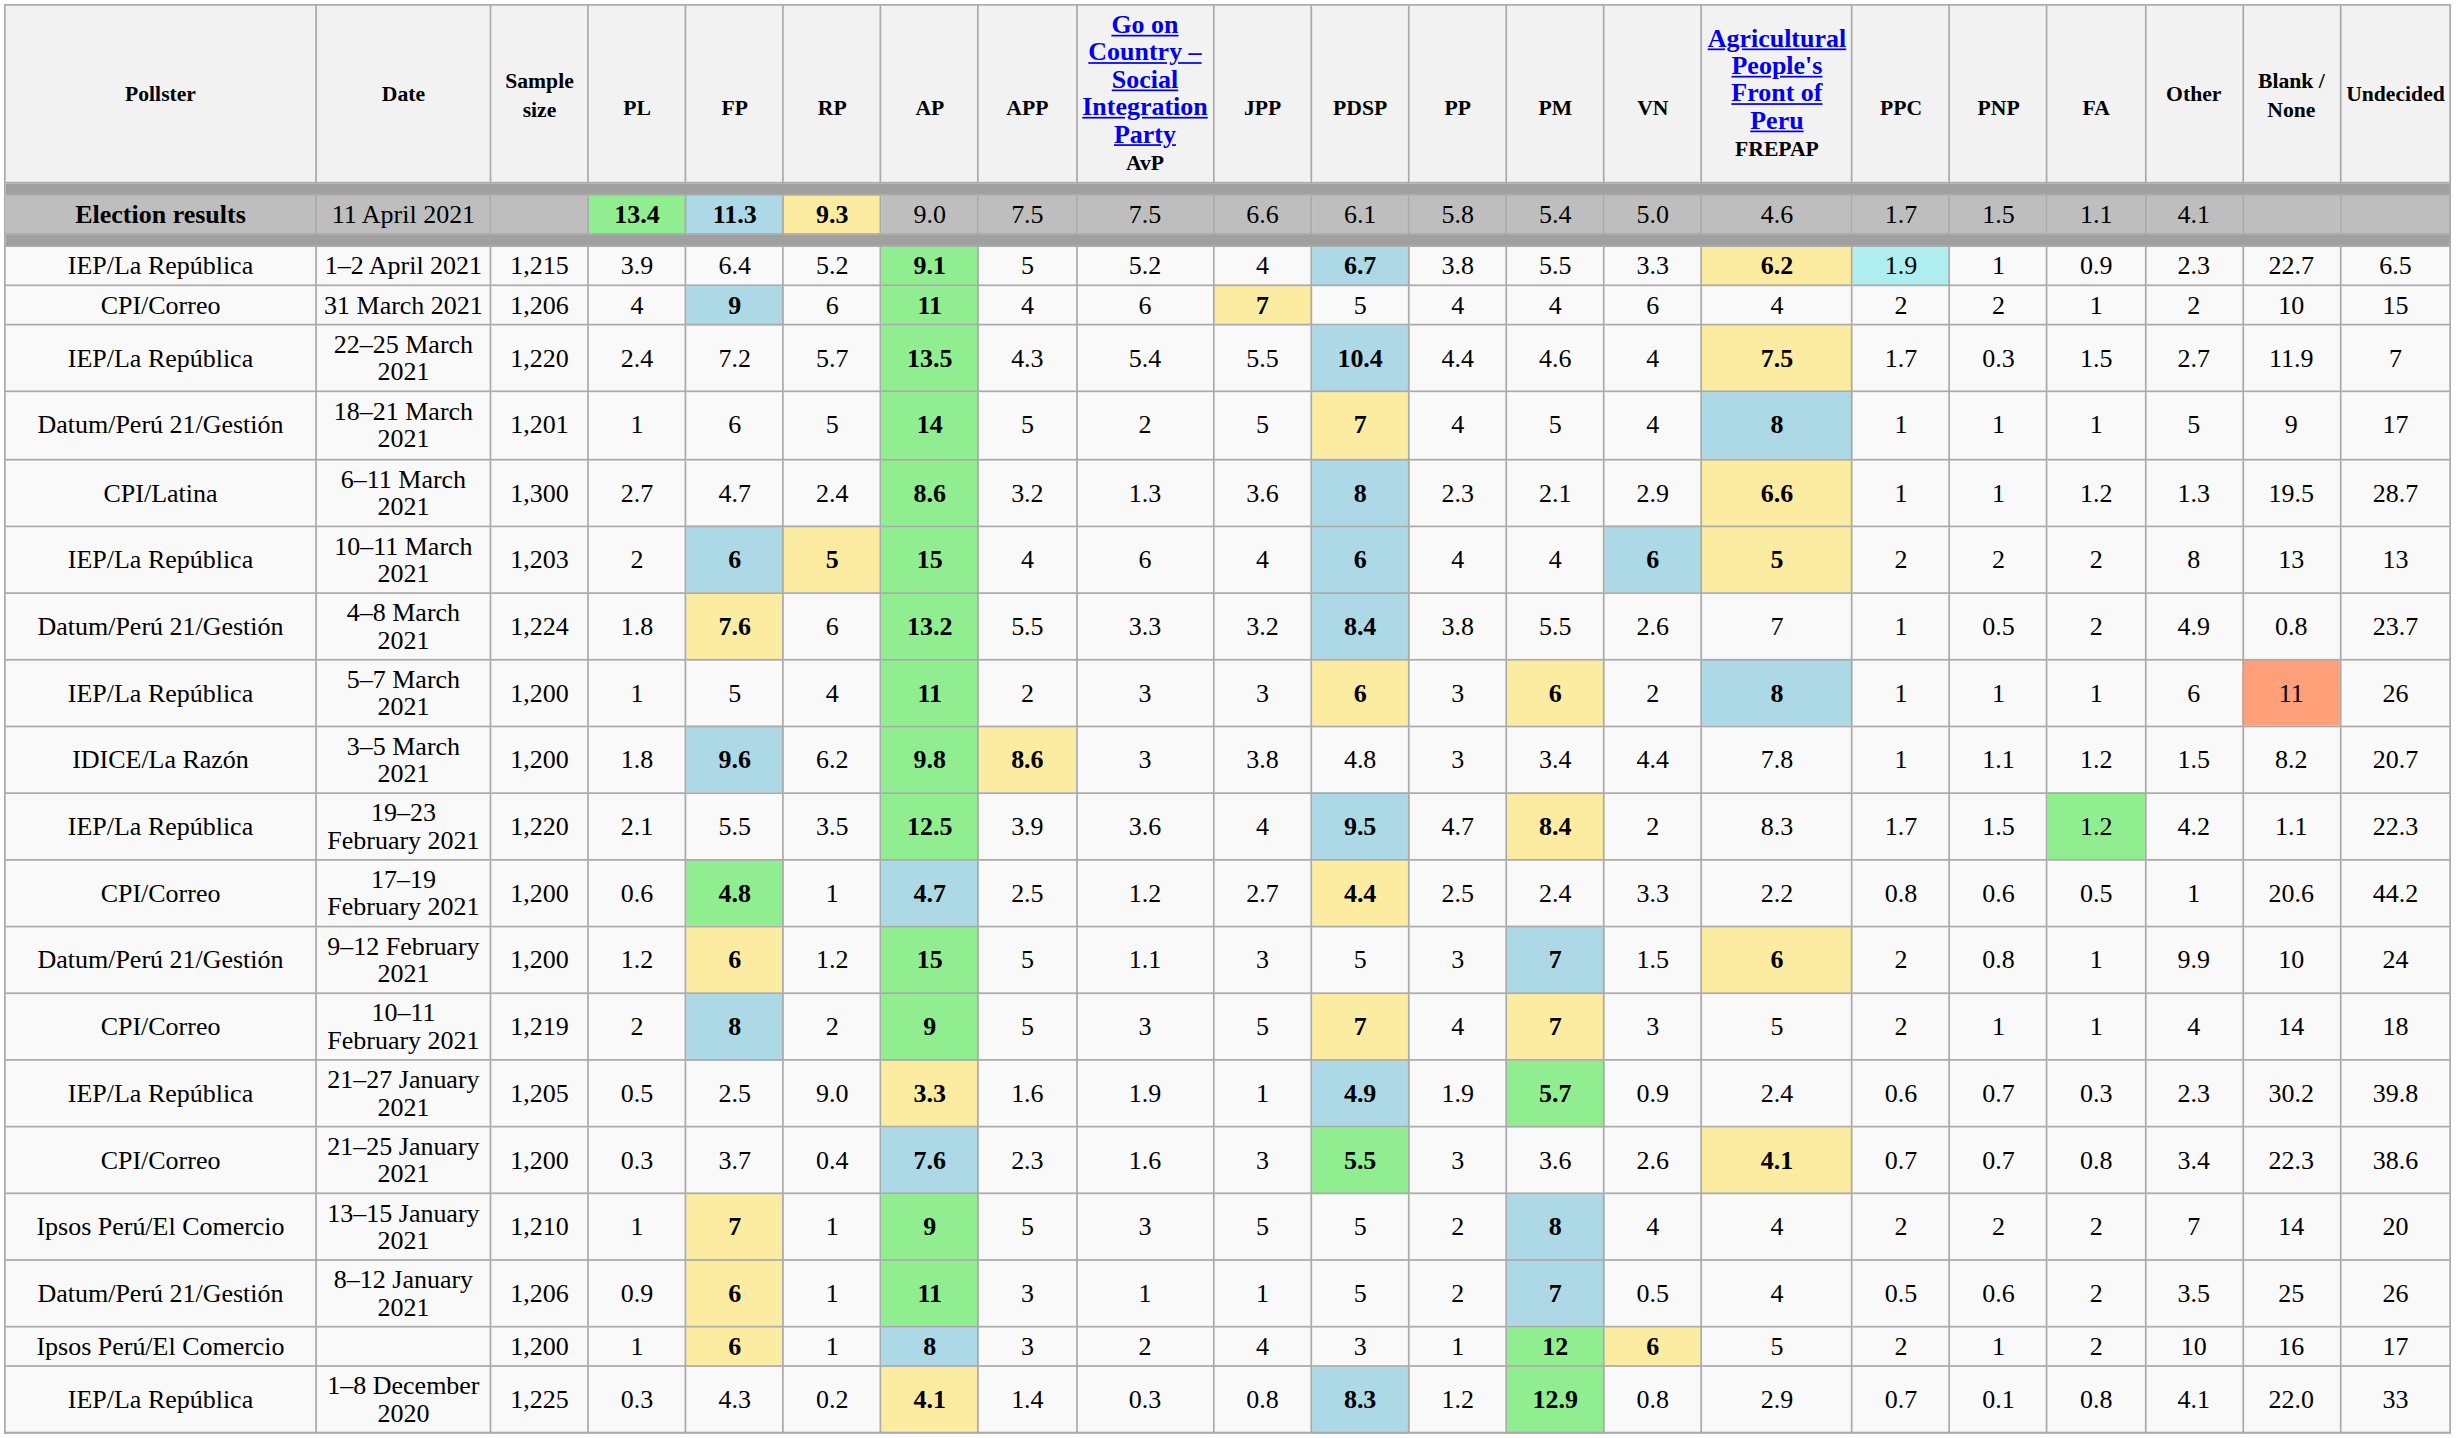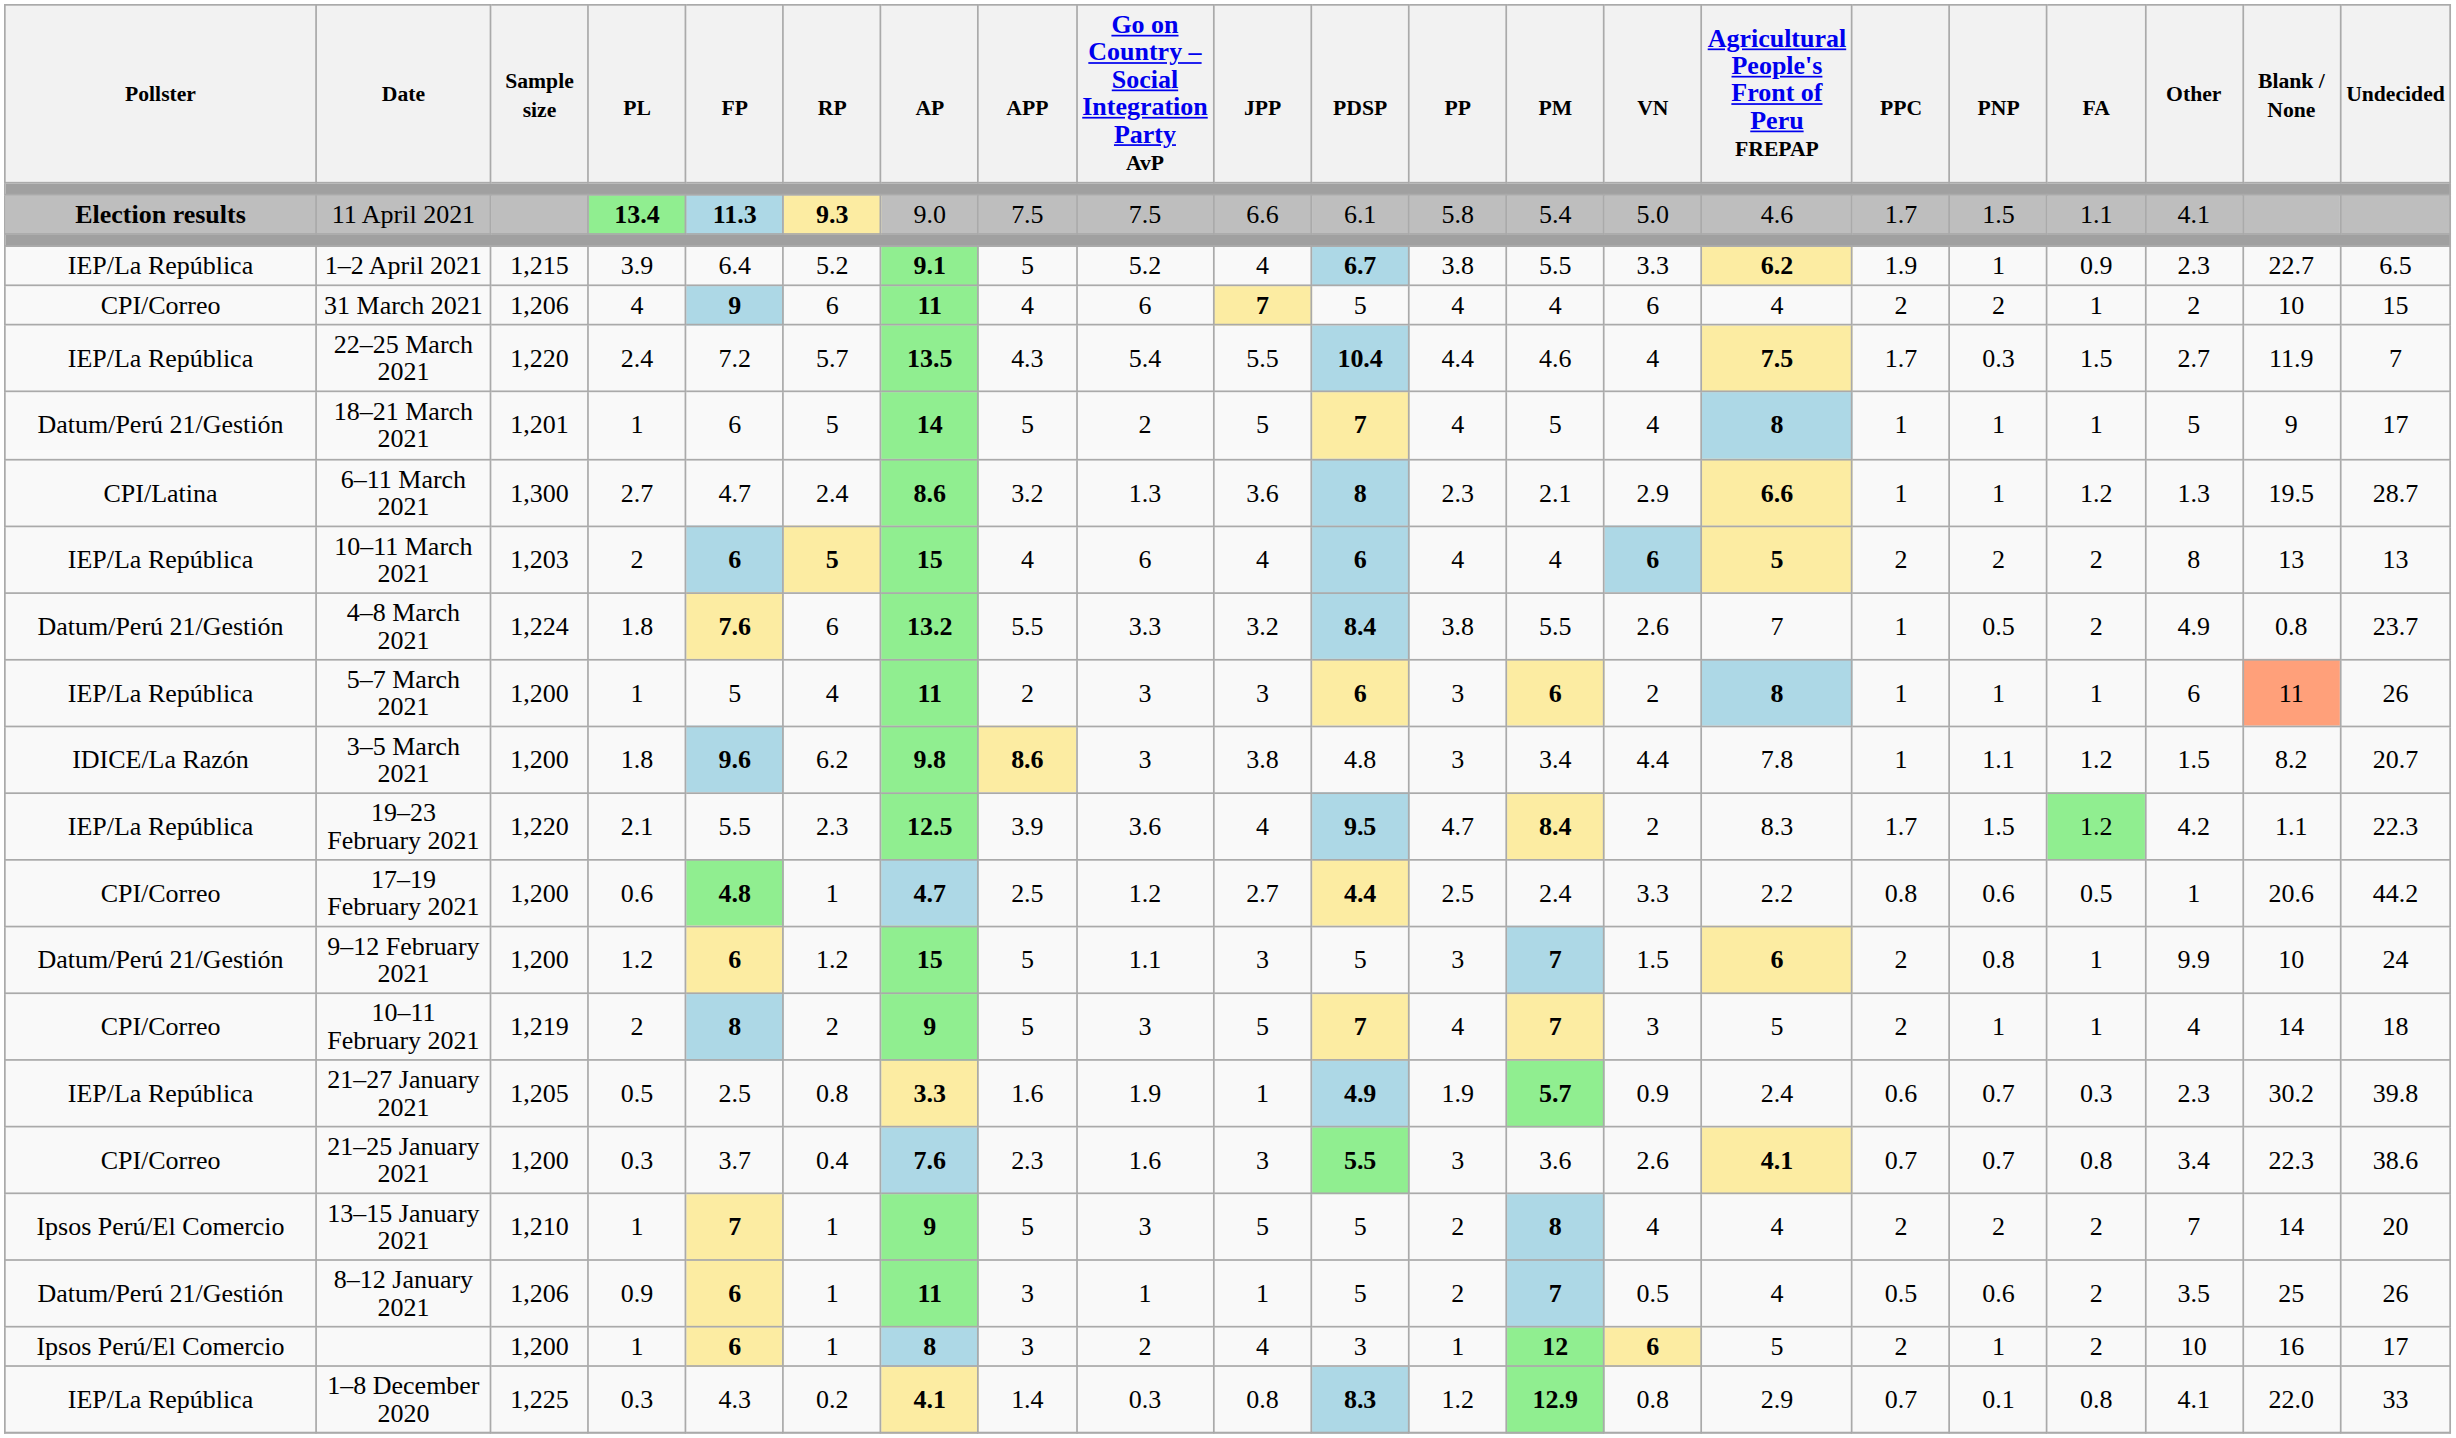(1901, 265) paleturquoise background -> (1901, 265) no background
(832, 826) 3.5 -> (832, 826) 2.3
(832, 1093) 9.0 -> (832, 1093) 0.8
